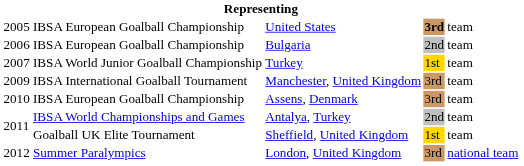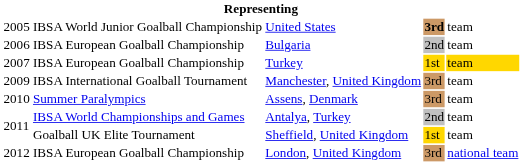(138, 26) IBSA European Goalball Championship -> (147, 26) IBSA World Junior Goalball Championship
(147, 63) IBSA World Junior Goalball Championship -> (138, 63) IBSA European Goalball Championship
(460, 63) no background -> (460, 63) gold background
(138, 99) IBSA European Goalball Championship -> (89, 99) Summer Paralympics
(89, 153) Summer Paralympics -> (138, 153) IBSA European Goalball Championship
